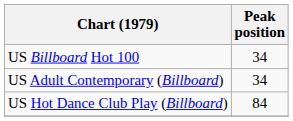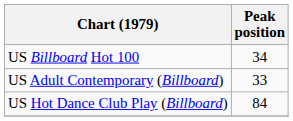(260, 80) 34 -> (260, 80) 33
